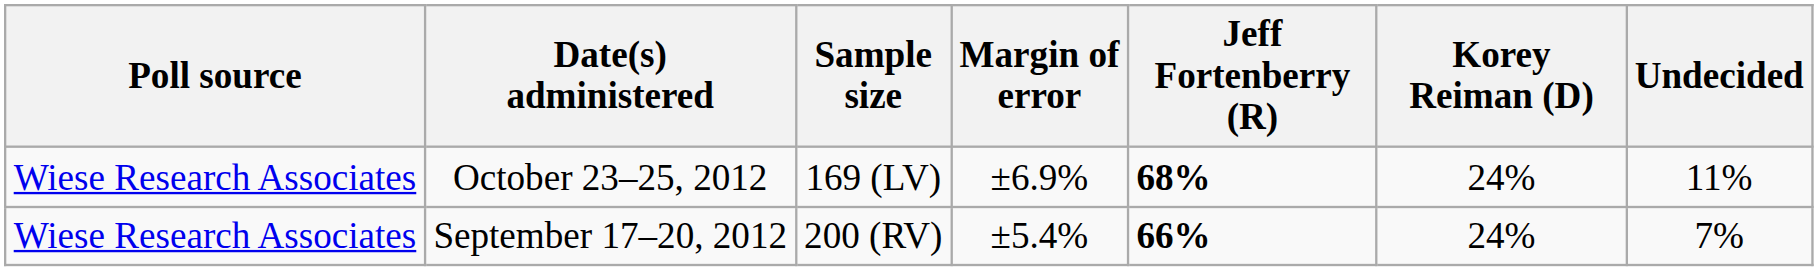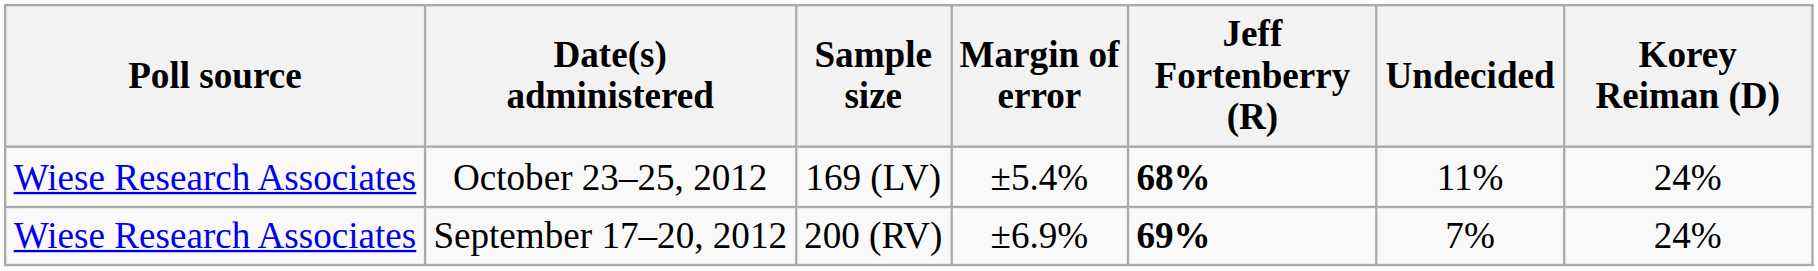columns swapped: (1502, 75) <-> (1719, 75)
(1039, 176) ±6.9% -> (1039, 176) ±5.4%
(1039, 235) ±5.4% -> (1039, 235) ±6.9%
(1174, 235) 66% -> (1174, 235) 69%
